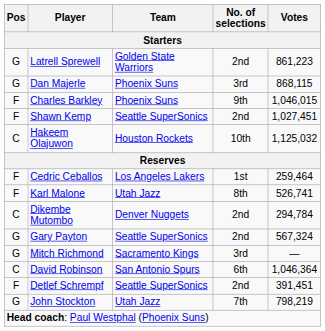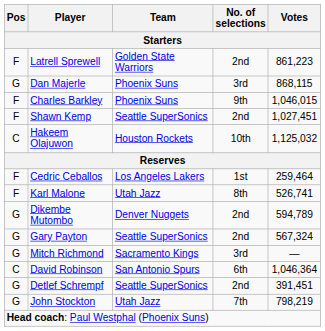(16, 62) G -> (16, 62) F
(16, 215) C -> (16, 215) G
(294, 215) 294,784 -> (294, 215) 594,789
(16, 286) F -> (16, 286) G
